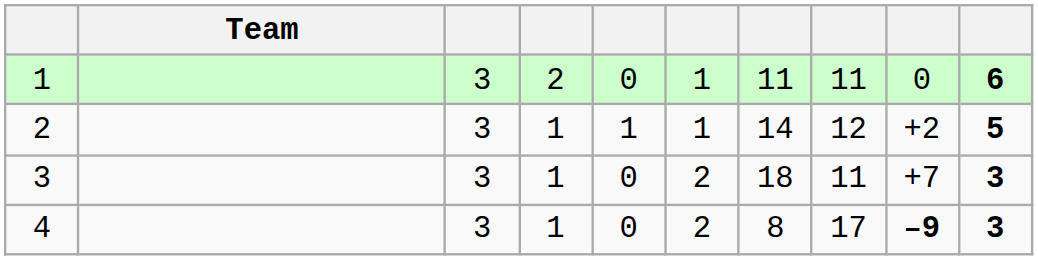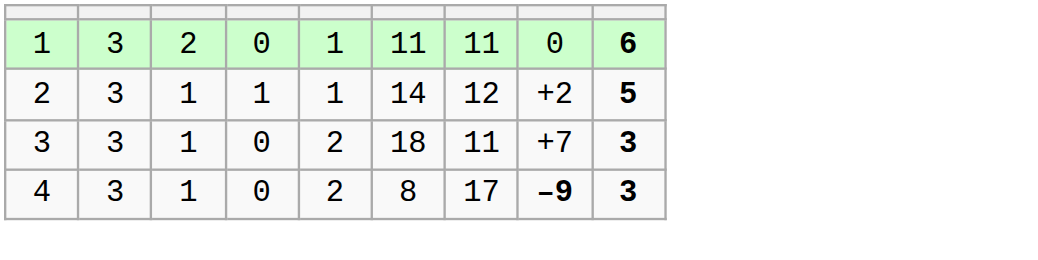- column: (262, 30)
